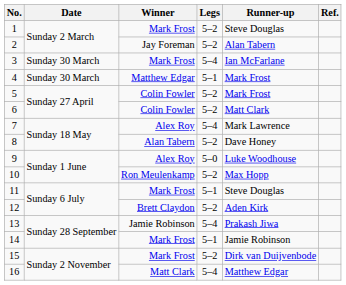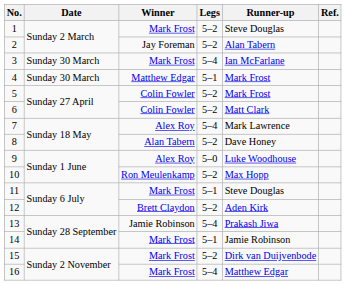(172, 272) Matt Clark -> (172, 272) Mark Frost
